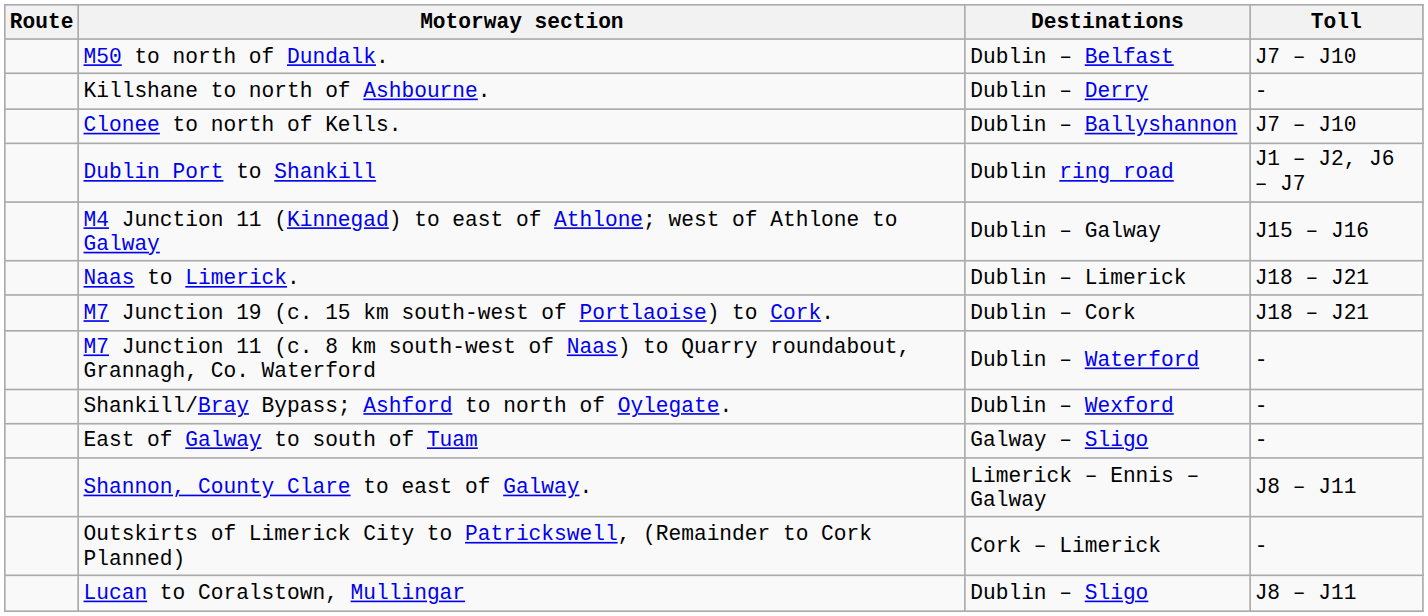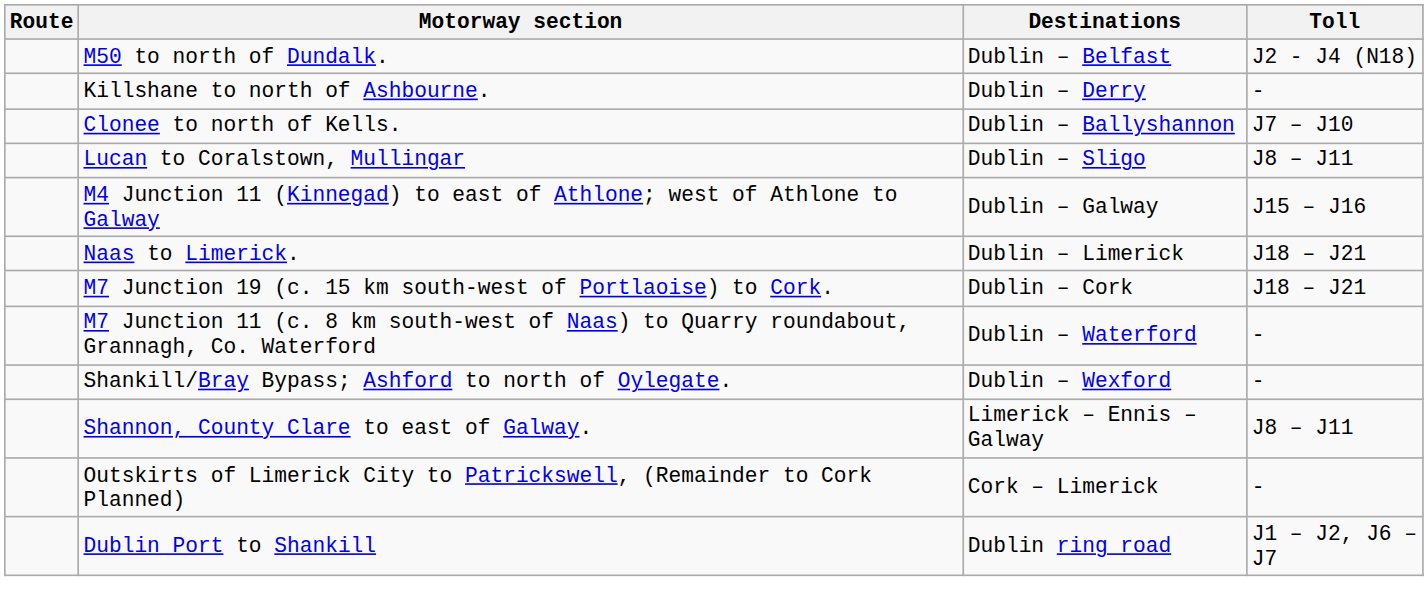(1306, 57) J7 – J10 -> (1334, 57) J2 - J4 (N18)
rows swapped: (274, 593) <-> (230, 172)
- row: (281, 441)
